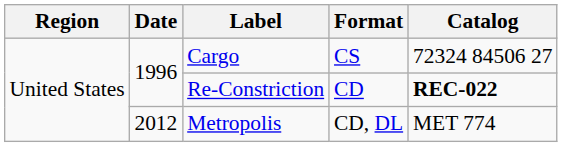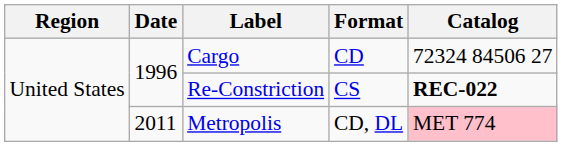(347, 55) CS -> (349, 55) CD
(349, 89) CD -> (347, 89) CS
(156, 123) 2012 -> (155, 123) 2011
(454, 123) no background -> (454, 123) pink background
